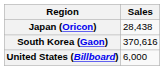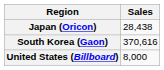(135, 57) 6,000 -> (135, 57) 8,000
